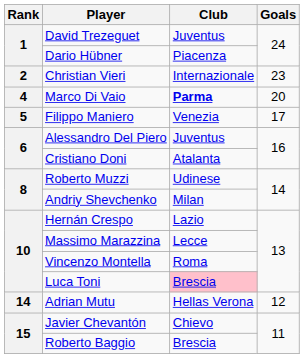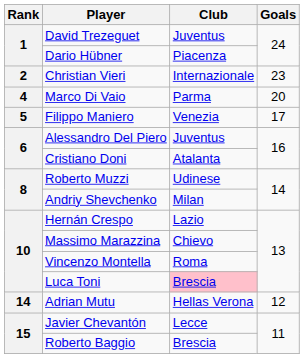(193, 96) bold -> (192, 96) normal
(190, 240) Lecce -> (193, 240) Chievo
(193, 323) Chievo -> (190, 323) Lecce
